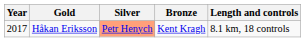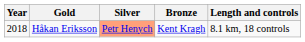(17, 28) 2017 -> (17, 28) 2018
